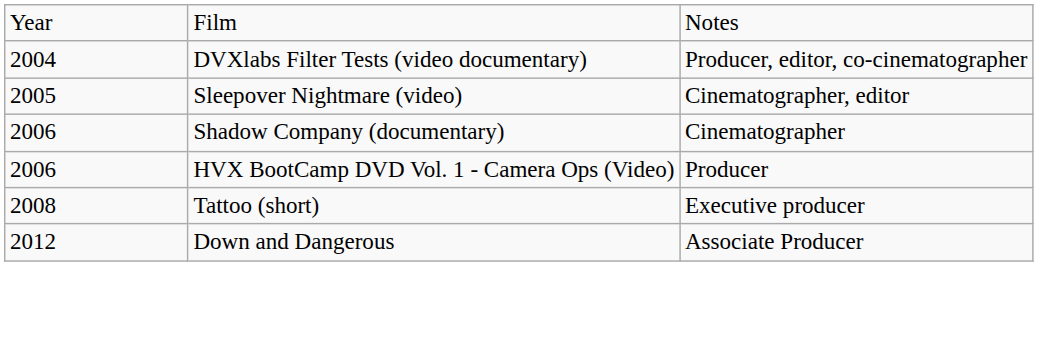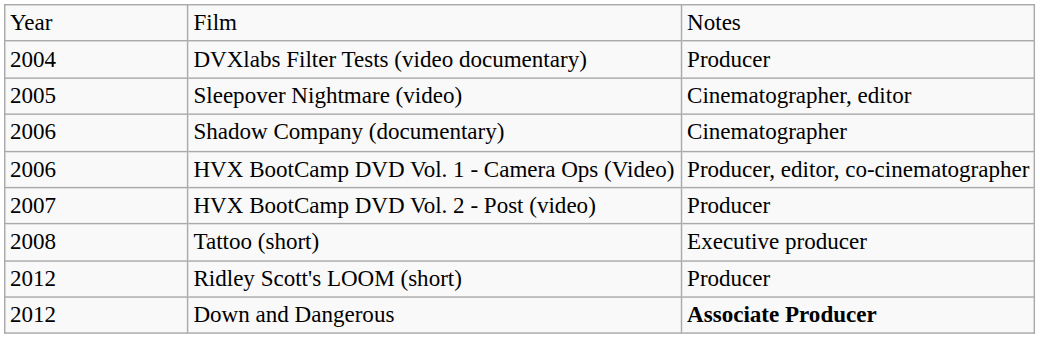(856, 59) Producer, editor, co-cinematographer -> (729, 59) Producer
(727, 168) Producer -> (858, 168) Producer, editor, co-cinematographer
+ row: (435, 205)
+ row: (339, 278)
(774, 242) normal -> (782, 315) bold
